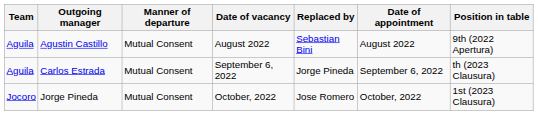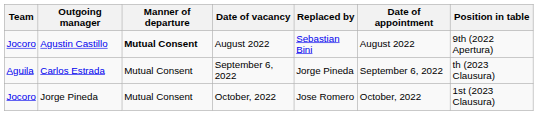(20, 44) Aguila -> (21, 44) Jocoro
(158, 44) normal -> (161, 44) bold
